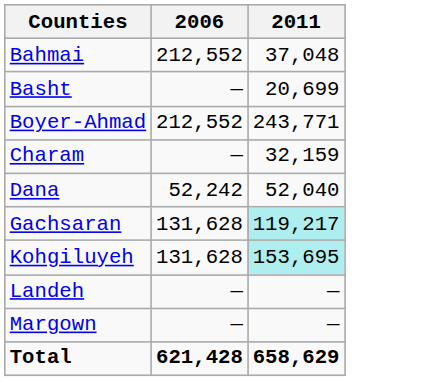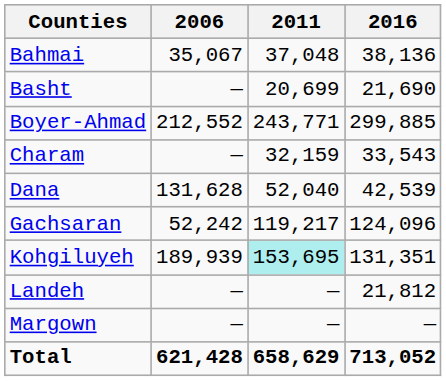+ column: (393, 22)
(199, 55) 212,552 -> (206, 55) 35,067
(206, 190) 52,242 -> (199, 190) 131,628
(199, 224) 131,628 -> (206, 224) 52,242
(296, 224) paleturquoise background -> (296, 224) no background
(199, 257) 131,628 -> (199, 257) 189,939
